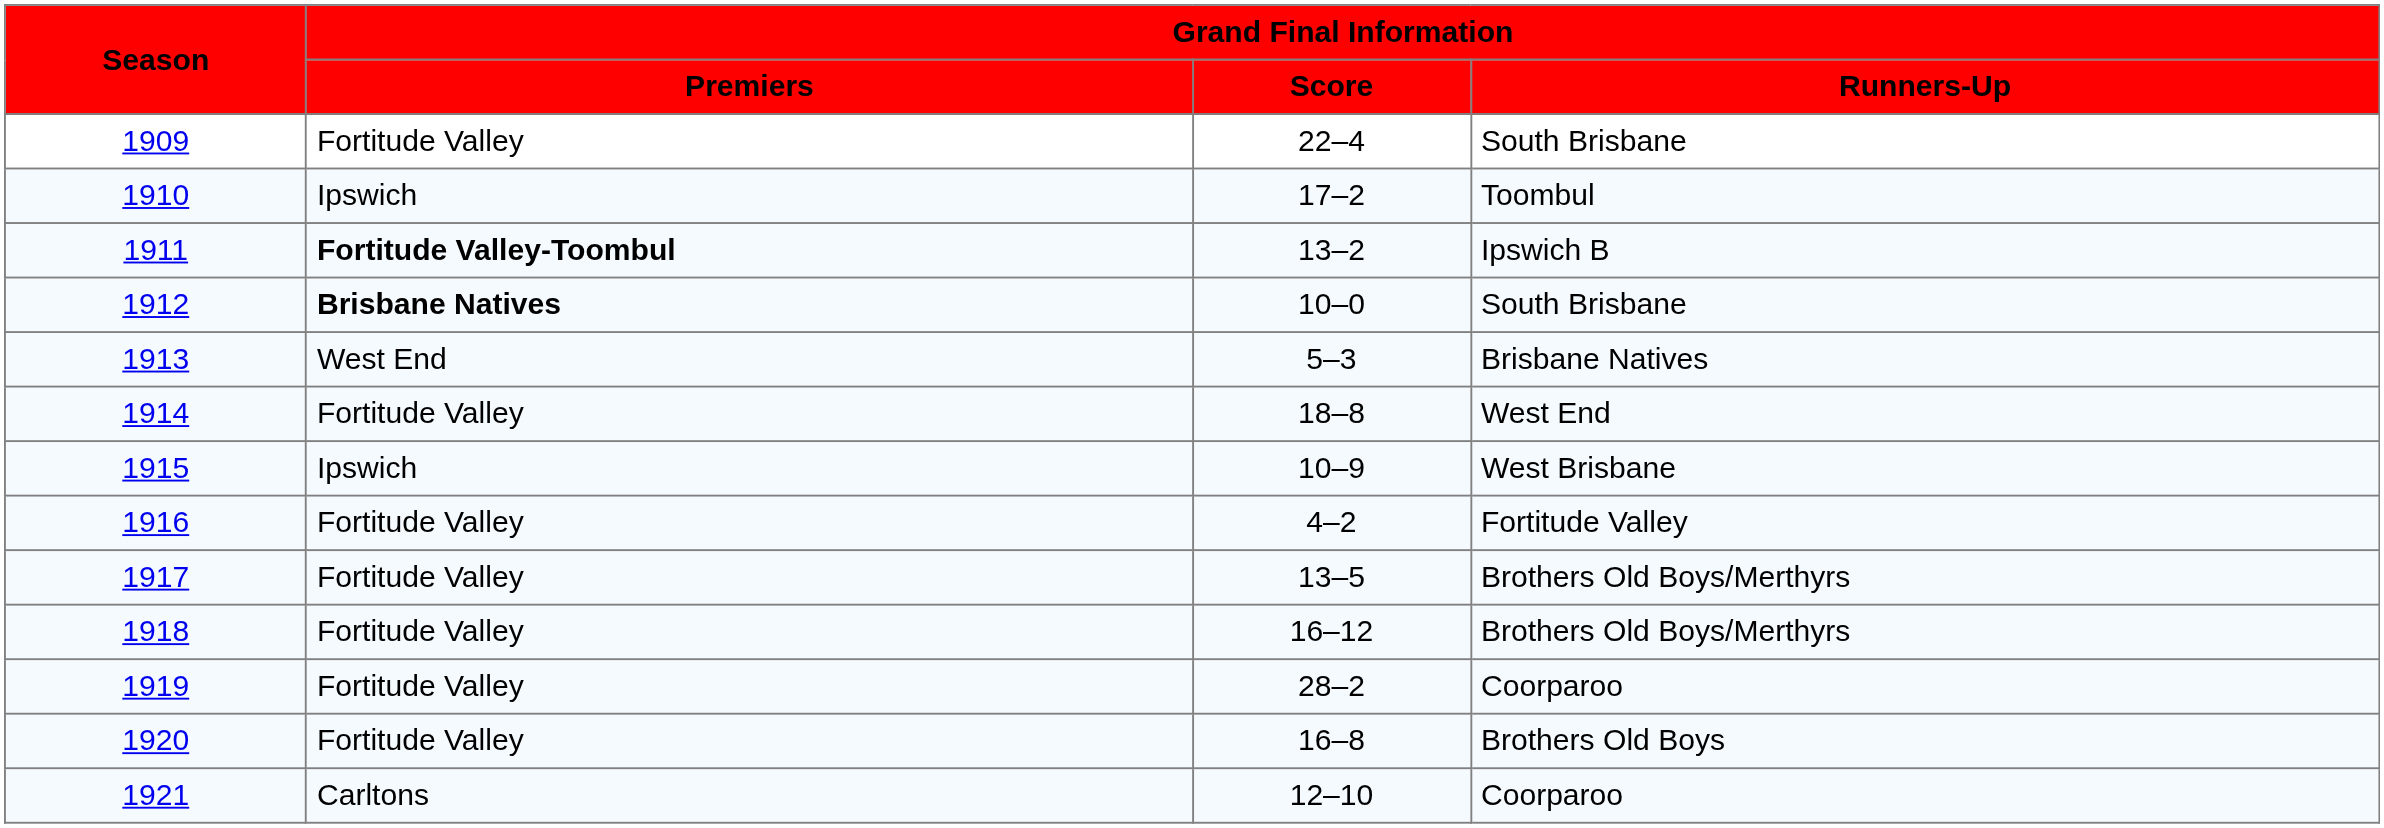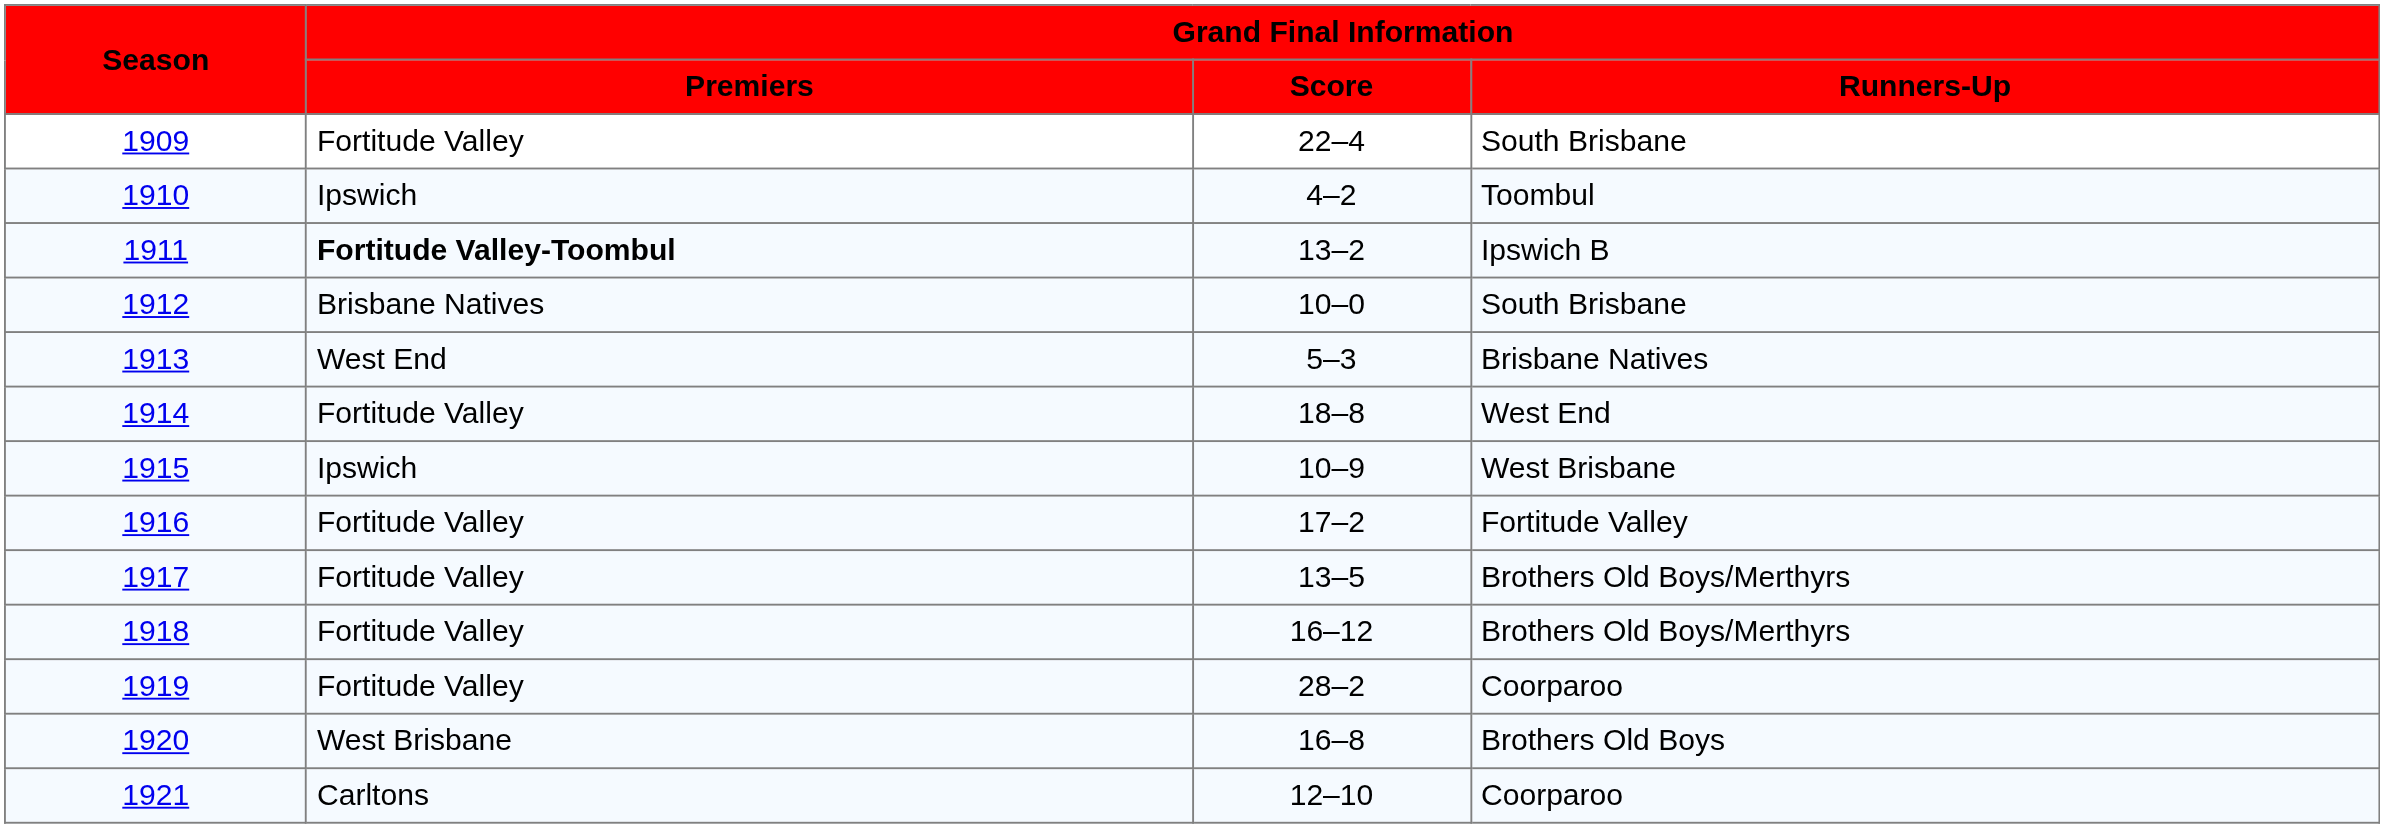(1331, 195) 17–2 -> (1331, 195) 4–2
(439, 304) bold -> (431, 304) normal
(1331, 522) 4–2 -> (1331, 522) 17–2
(420, 740) Fortitude Valley -> (414, 740) West Brisbane
